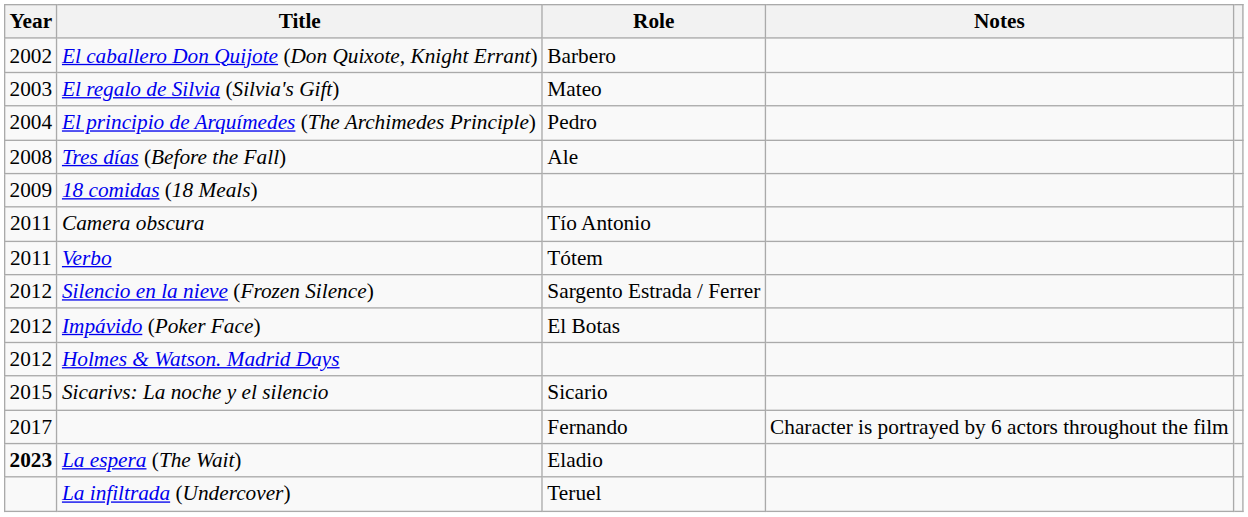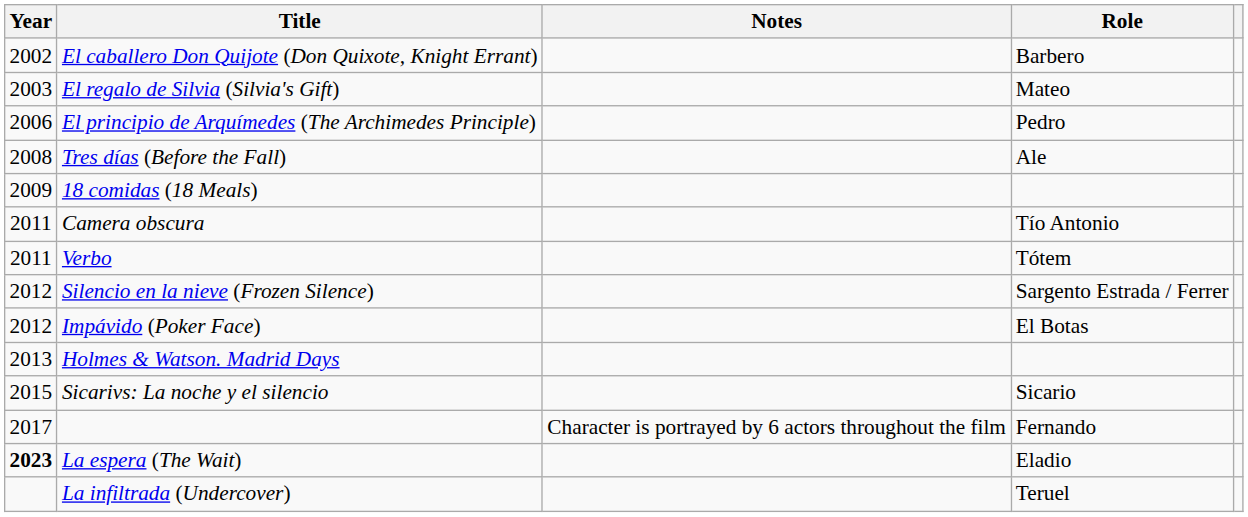columns swapped: (654, 21) <-> (999, 21)
(31, 122) 2004 -> (31, 122) 2006
(31, 358) 2012 -> (31, 358) 2013
